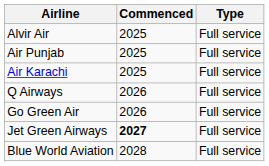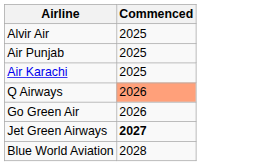- column: (230, 14)
(133, 92) no background -> (133, 92) lightsalmon background
